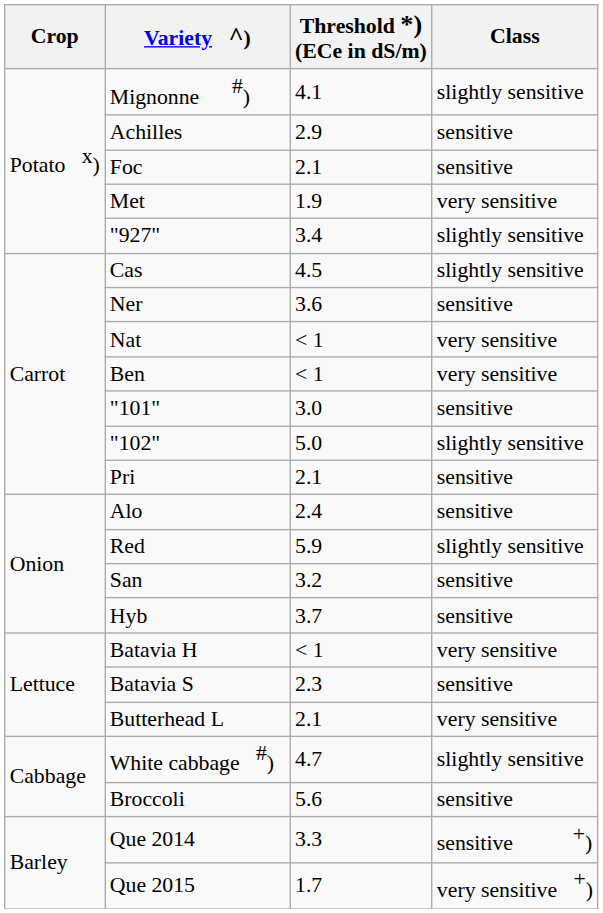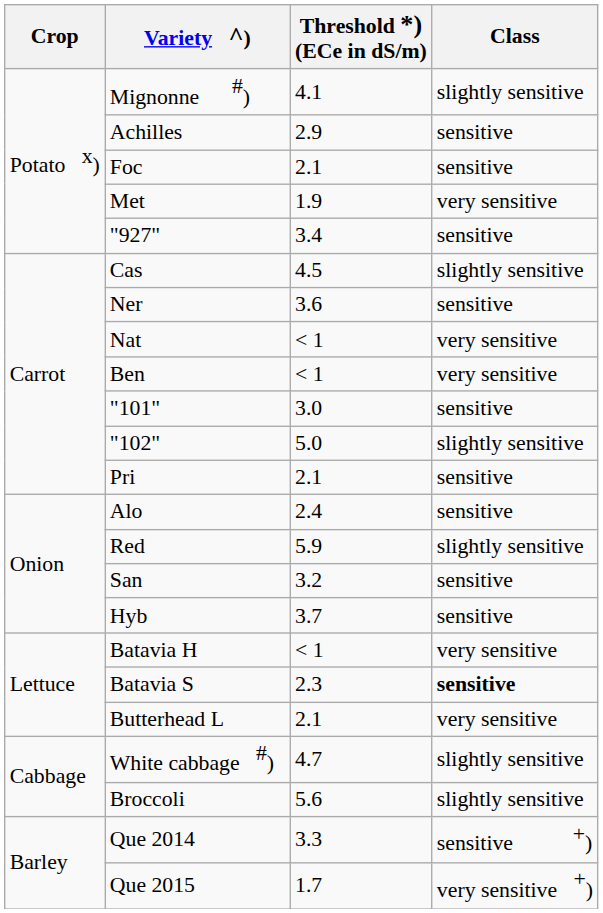(510, 235) slightly sensitive -> (475, 235) sensitive
(475, 684) normal -> (476, 684) bold
(475, 799) sensitive -> (510, 799) slightly sensitive
